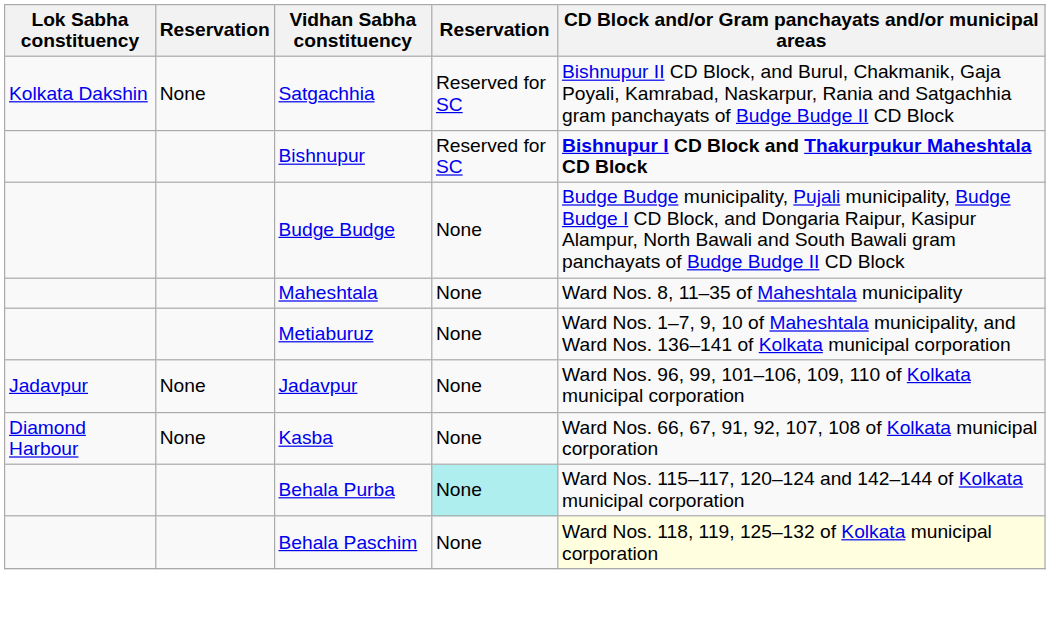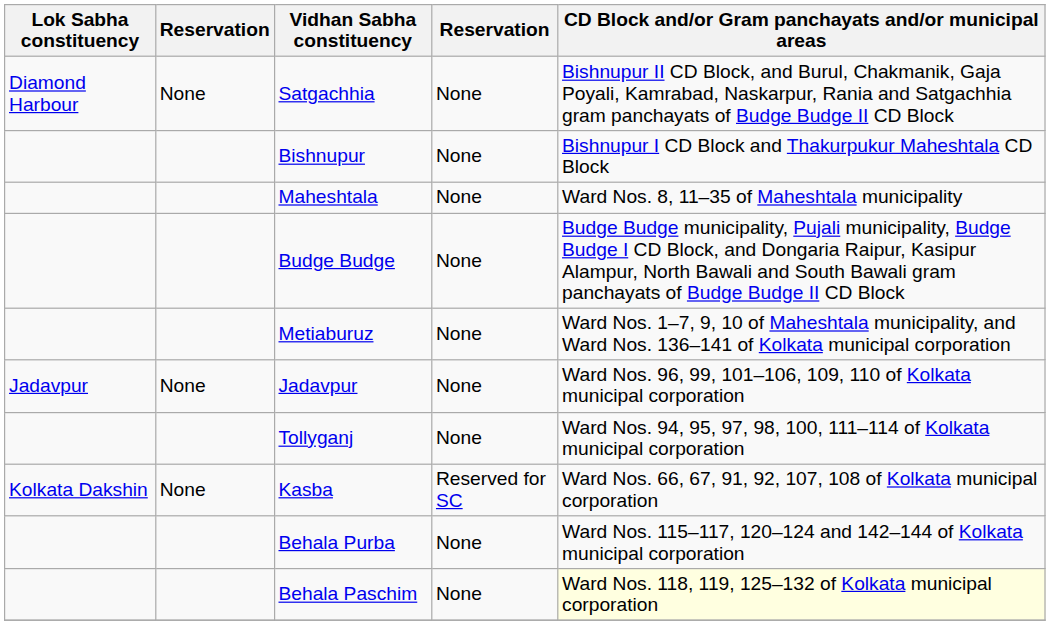(78, 93) Kolkata Dakshin -> (47, 93) Diamond Harbour
(491, 93) Reserved for SC -> (459, 93) None
(491, 156) Reserved for SC -> (459, 156) None
(797, 156) bold -> (797, 156) normal
rows swapped: (328, 292) <-> (337, 229)
+ row: (316, 438)
(47, 438) Diamond Harbour -> (78, 490) Kolkata Dakshin
(459, 438) None -> (491, 490) Reserved for SC
(459, 490) paleturquoise background -> (459, 542) no background
